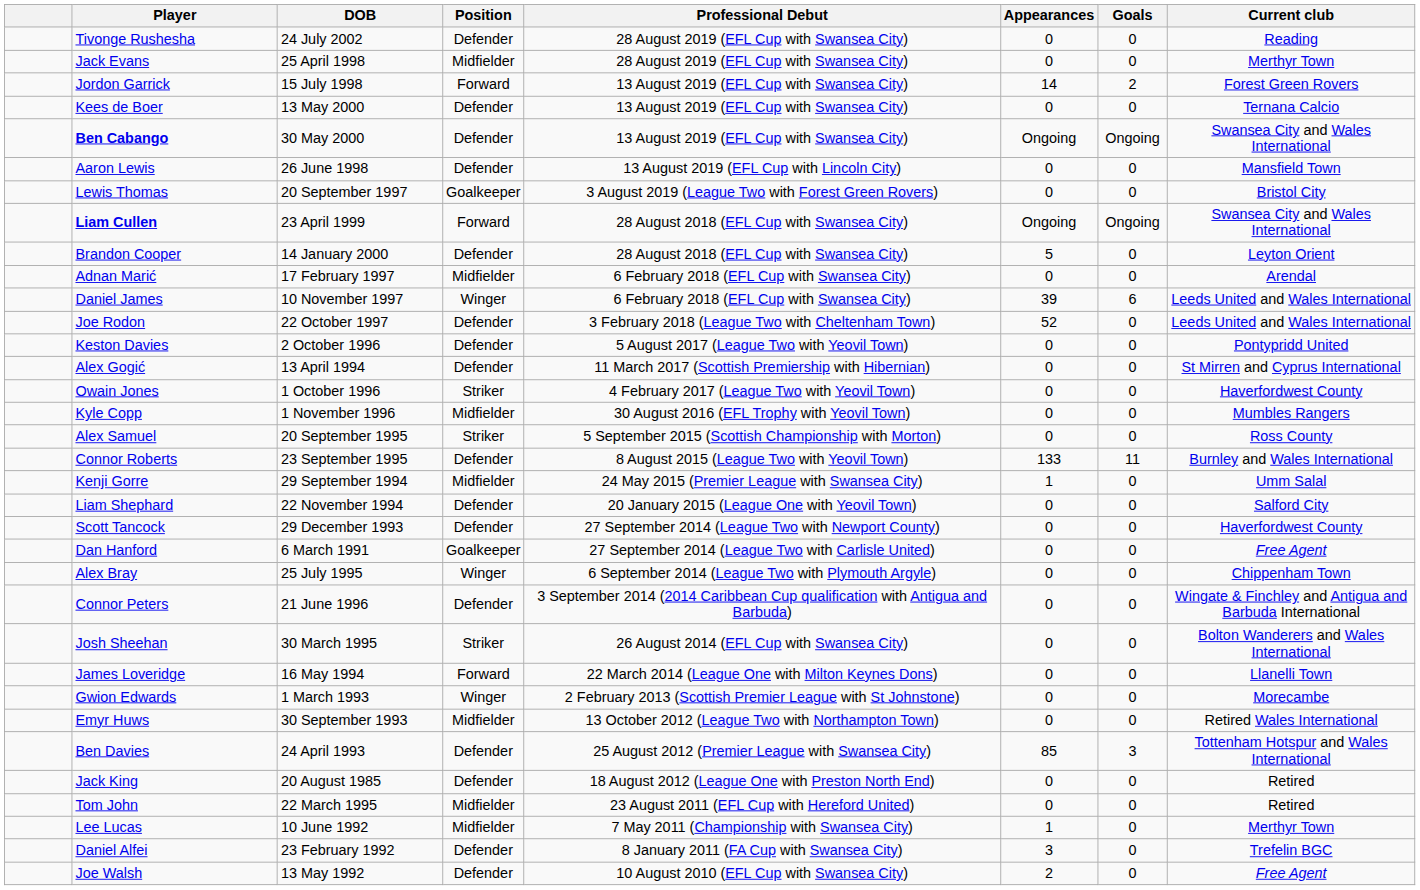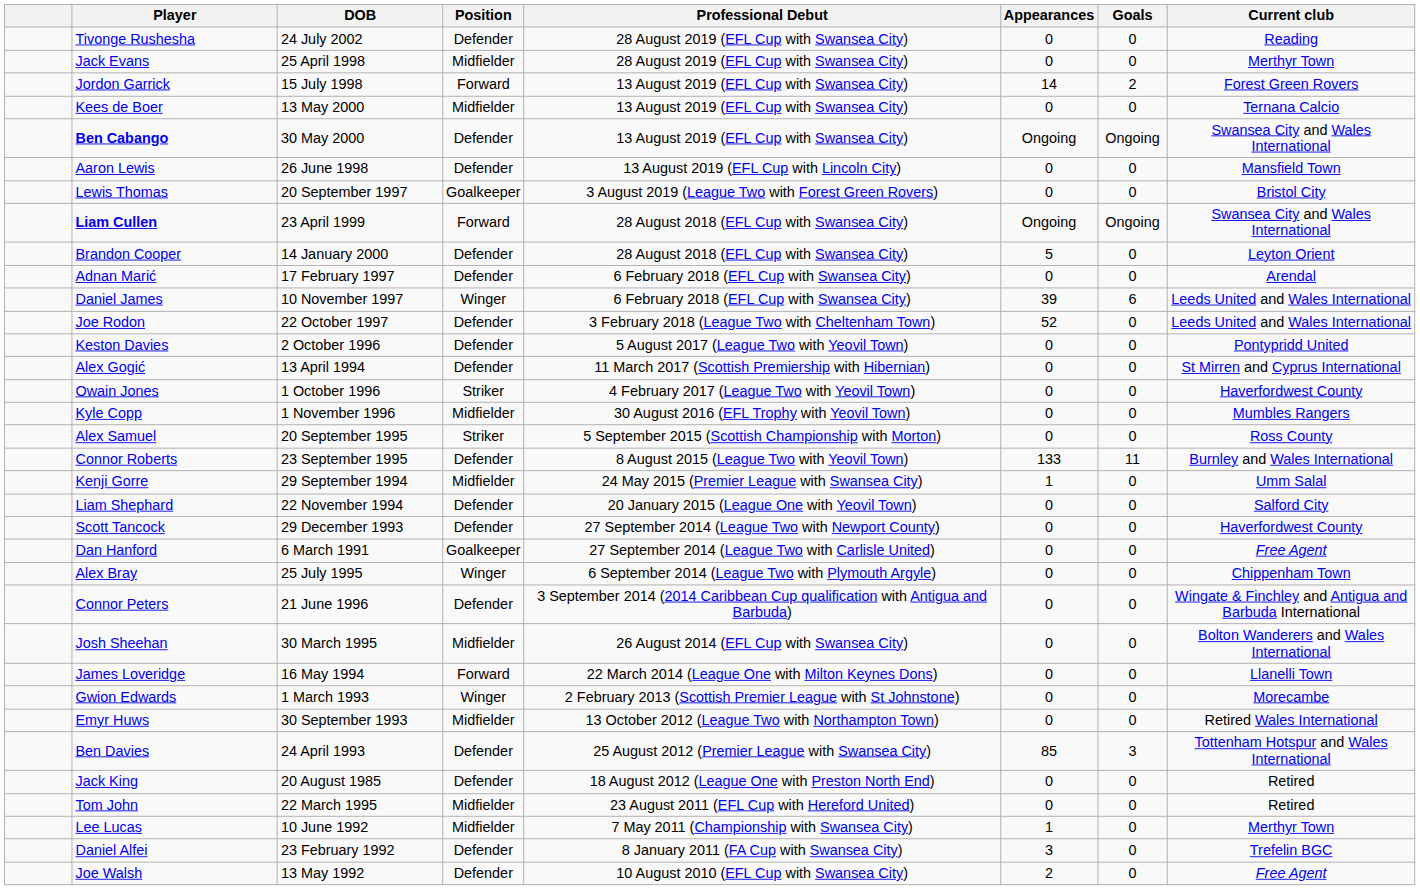(483, 107) Defender -> (483, 107) Midfielder
(483, 276) Midfielder -> (483, 276) Defender
(483, 643) Striker -> (483, 643) Midfielder
